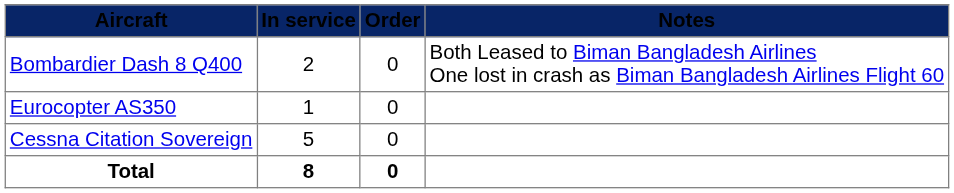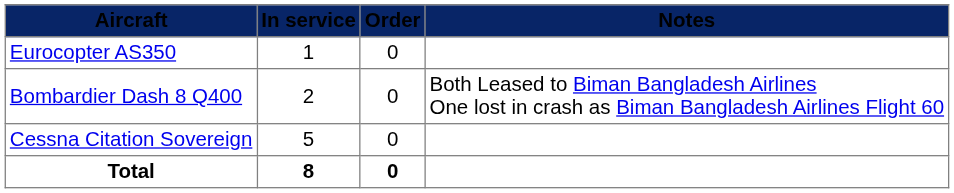rows swapped: (93, 107) <-> (126, 64)
